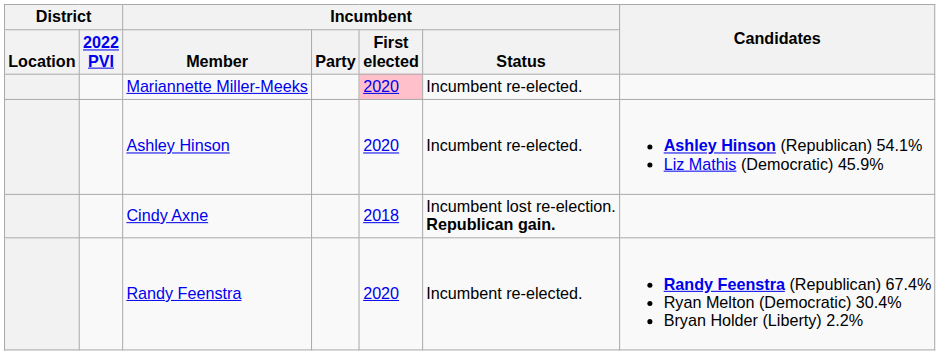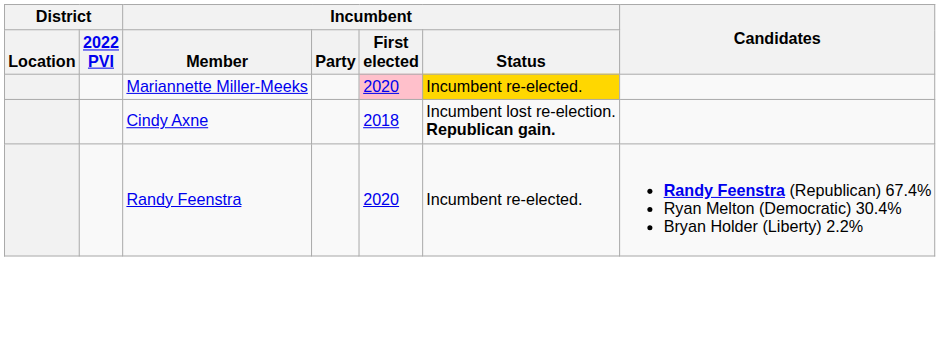(504, 86) no background -> (504, 86) gold background
- row: (178, 146)
